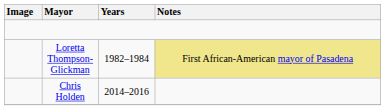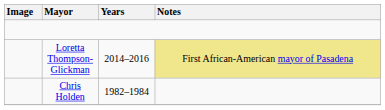(127, 59) 1982–1984 -> (127, 59) 2014–2016
(127, 91) 2014–2016 -> (127, 91) 1982–1984
